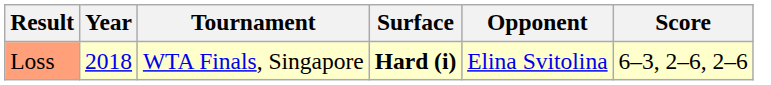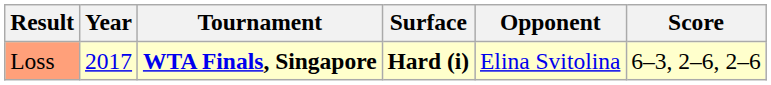(109, 60) 2018 -> (109, 60) 2017
(253, 60) normal -> (260, 60) bold
